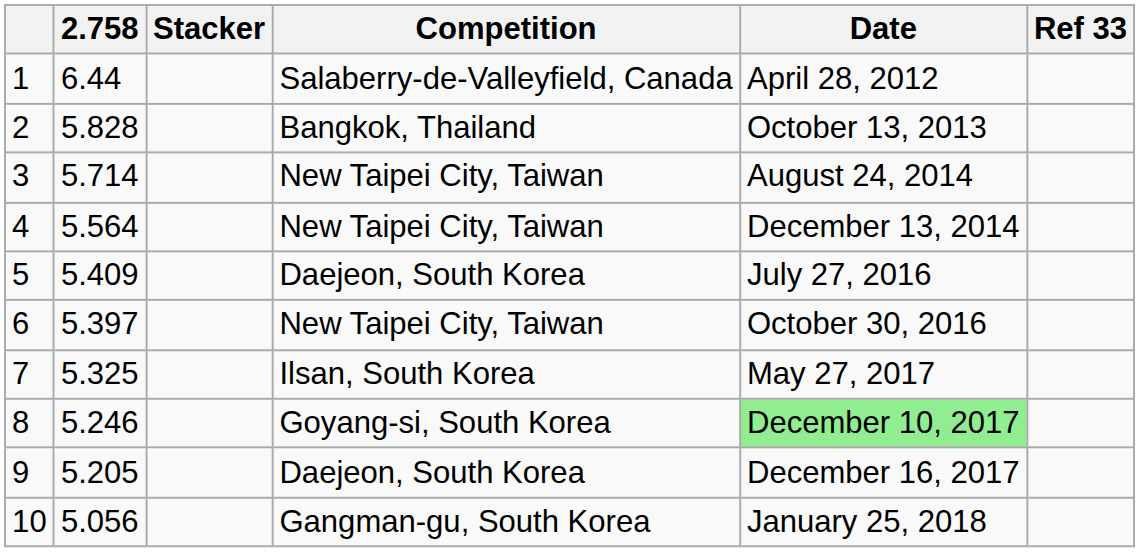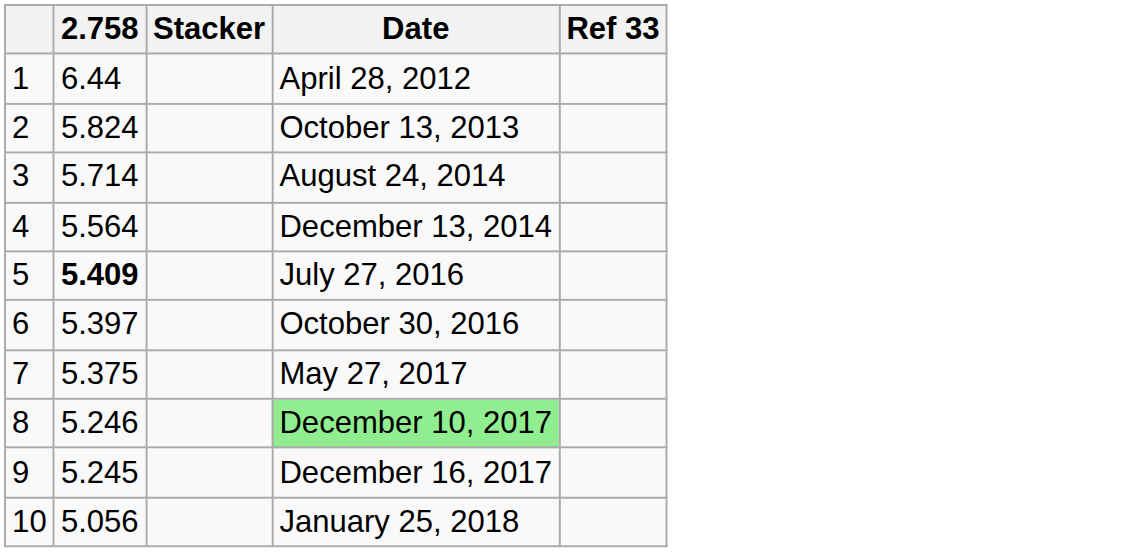- column: (506, 29)
(100, 127) 5.828 -> (100, 127) 5.824
(100, 275) normal -> (100, 275) bold
(100, 373) 5.325 -> (100, 373) 5.375
(100, 472) 5.205 -> (100, 472) 5.245
